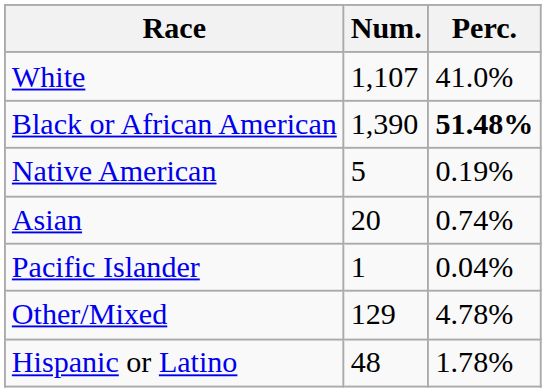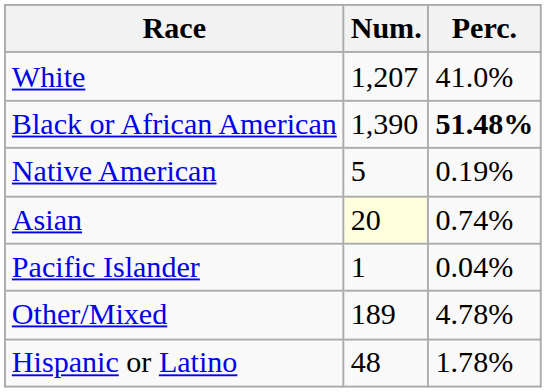(384, 76) 1,107 -> (384, 76) 1,207
(366, 219) no background -> (366, 219) lightyellow background
(373, 314) 129 -> (373, 314) 189
